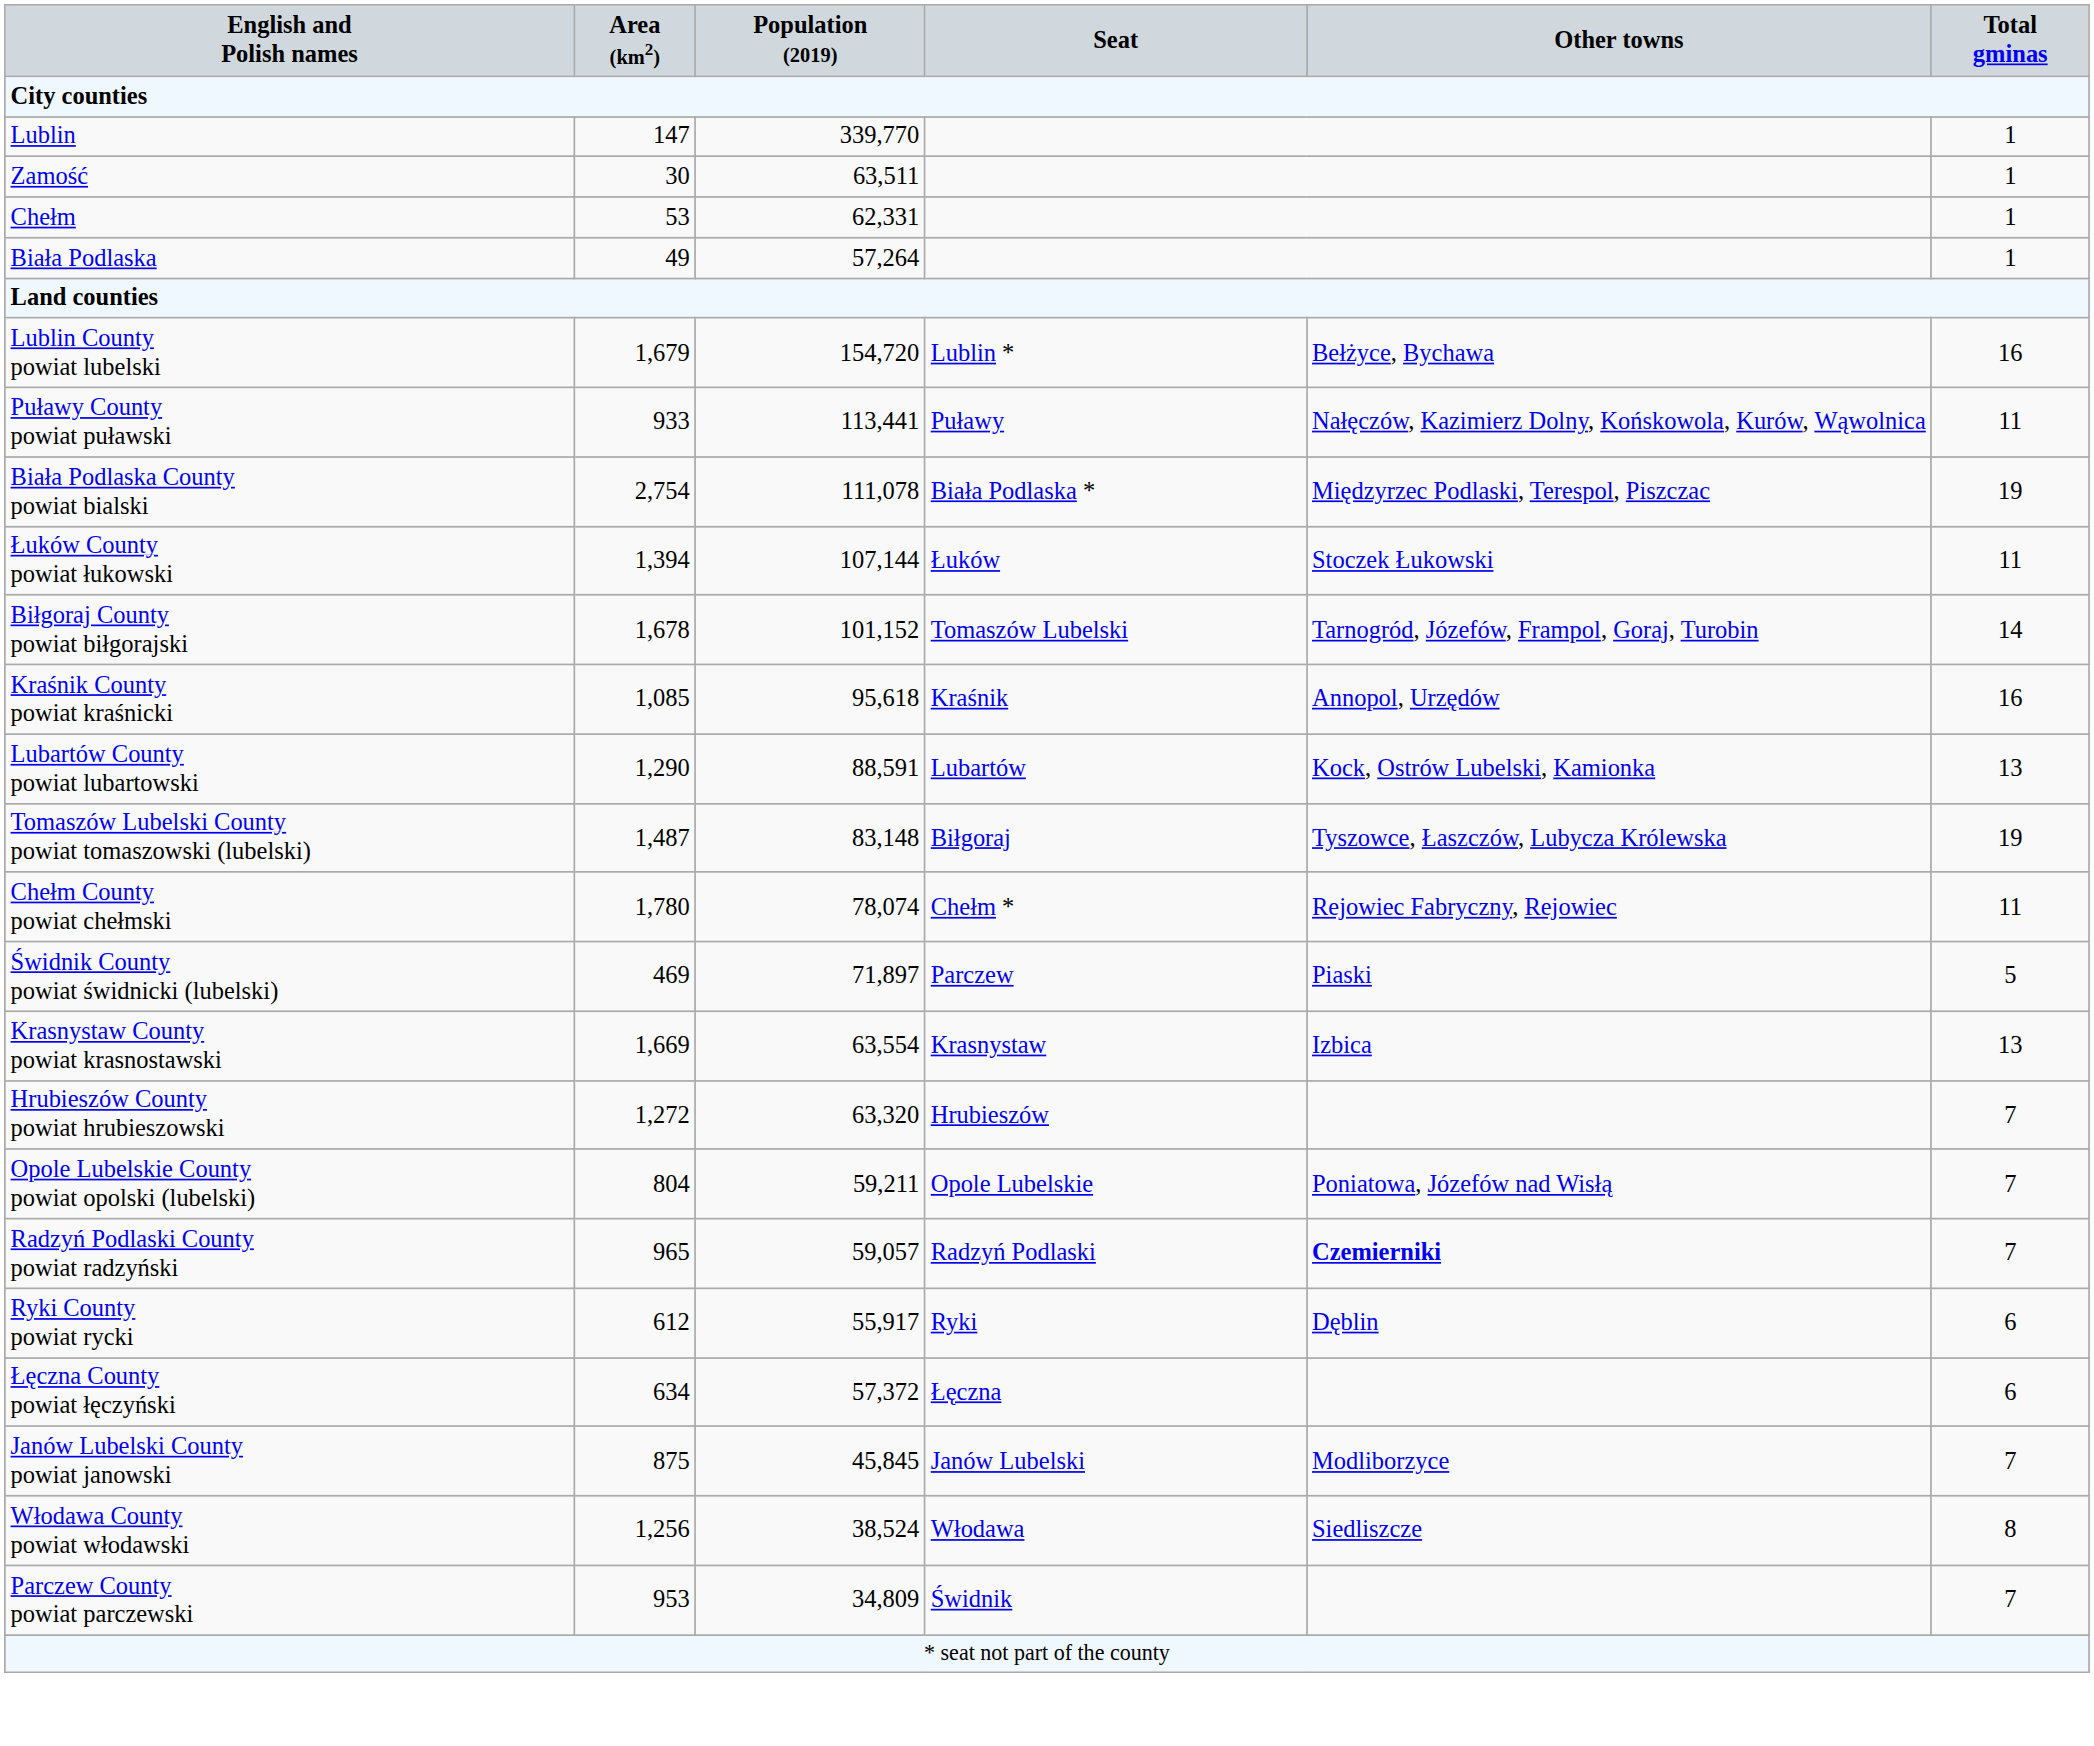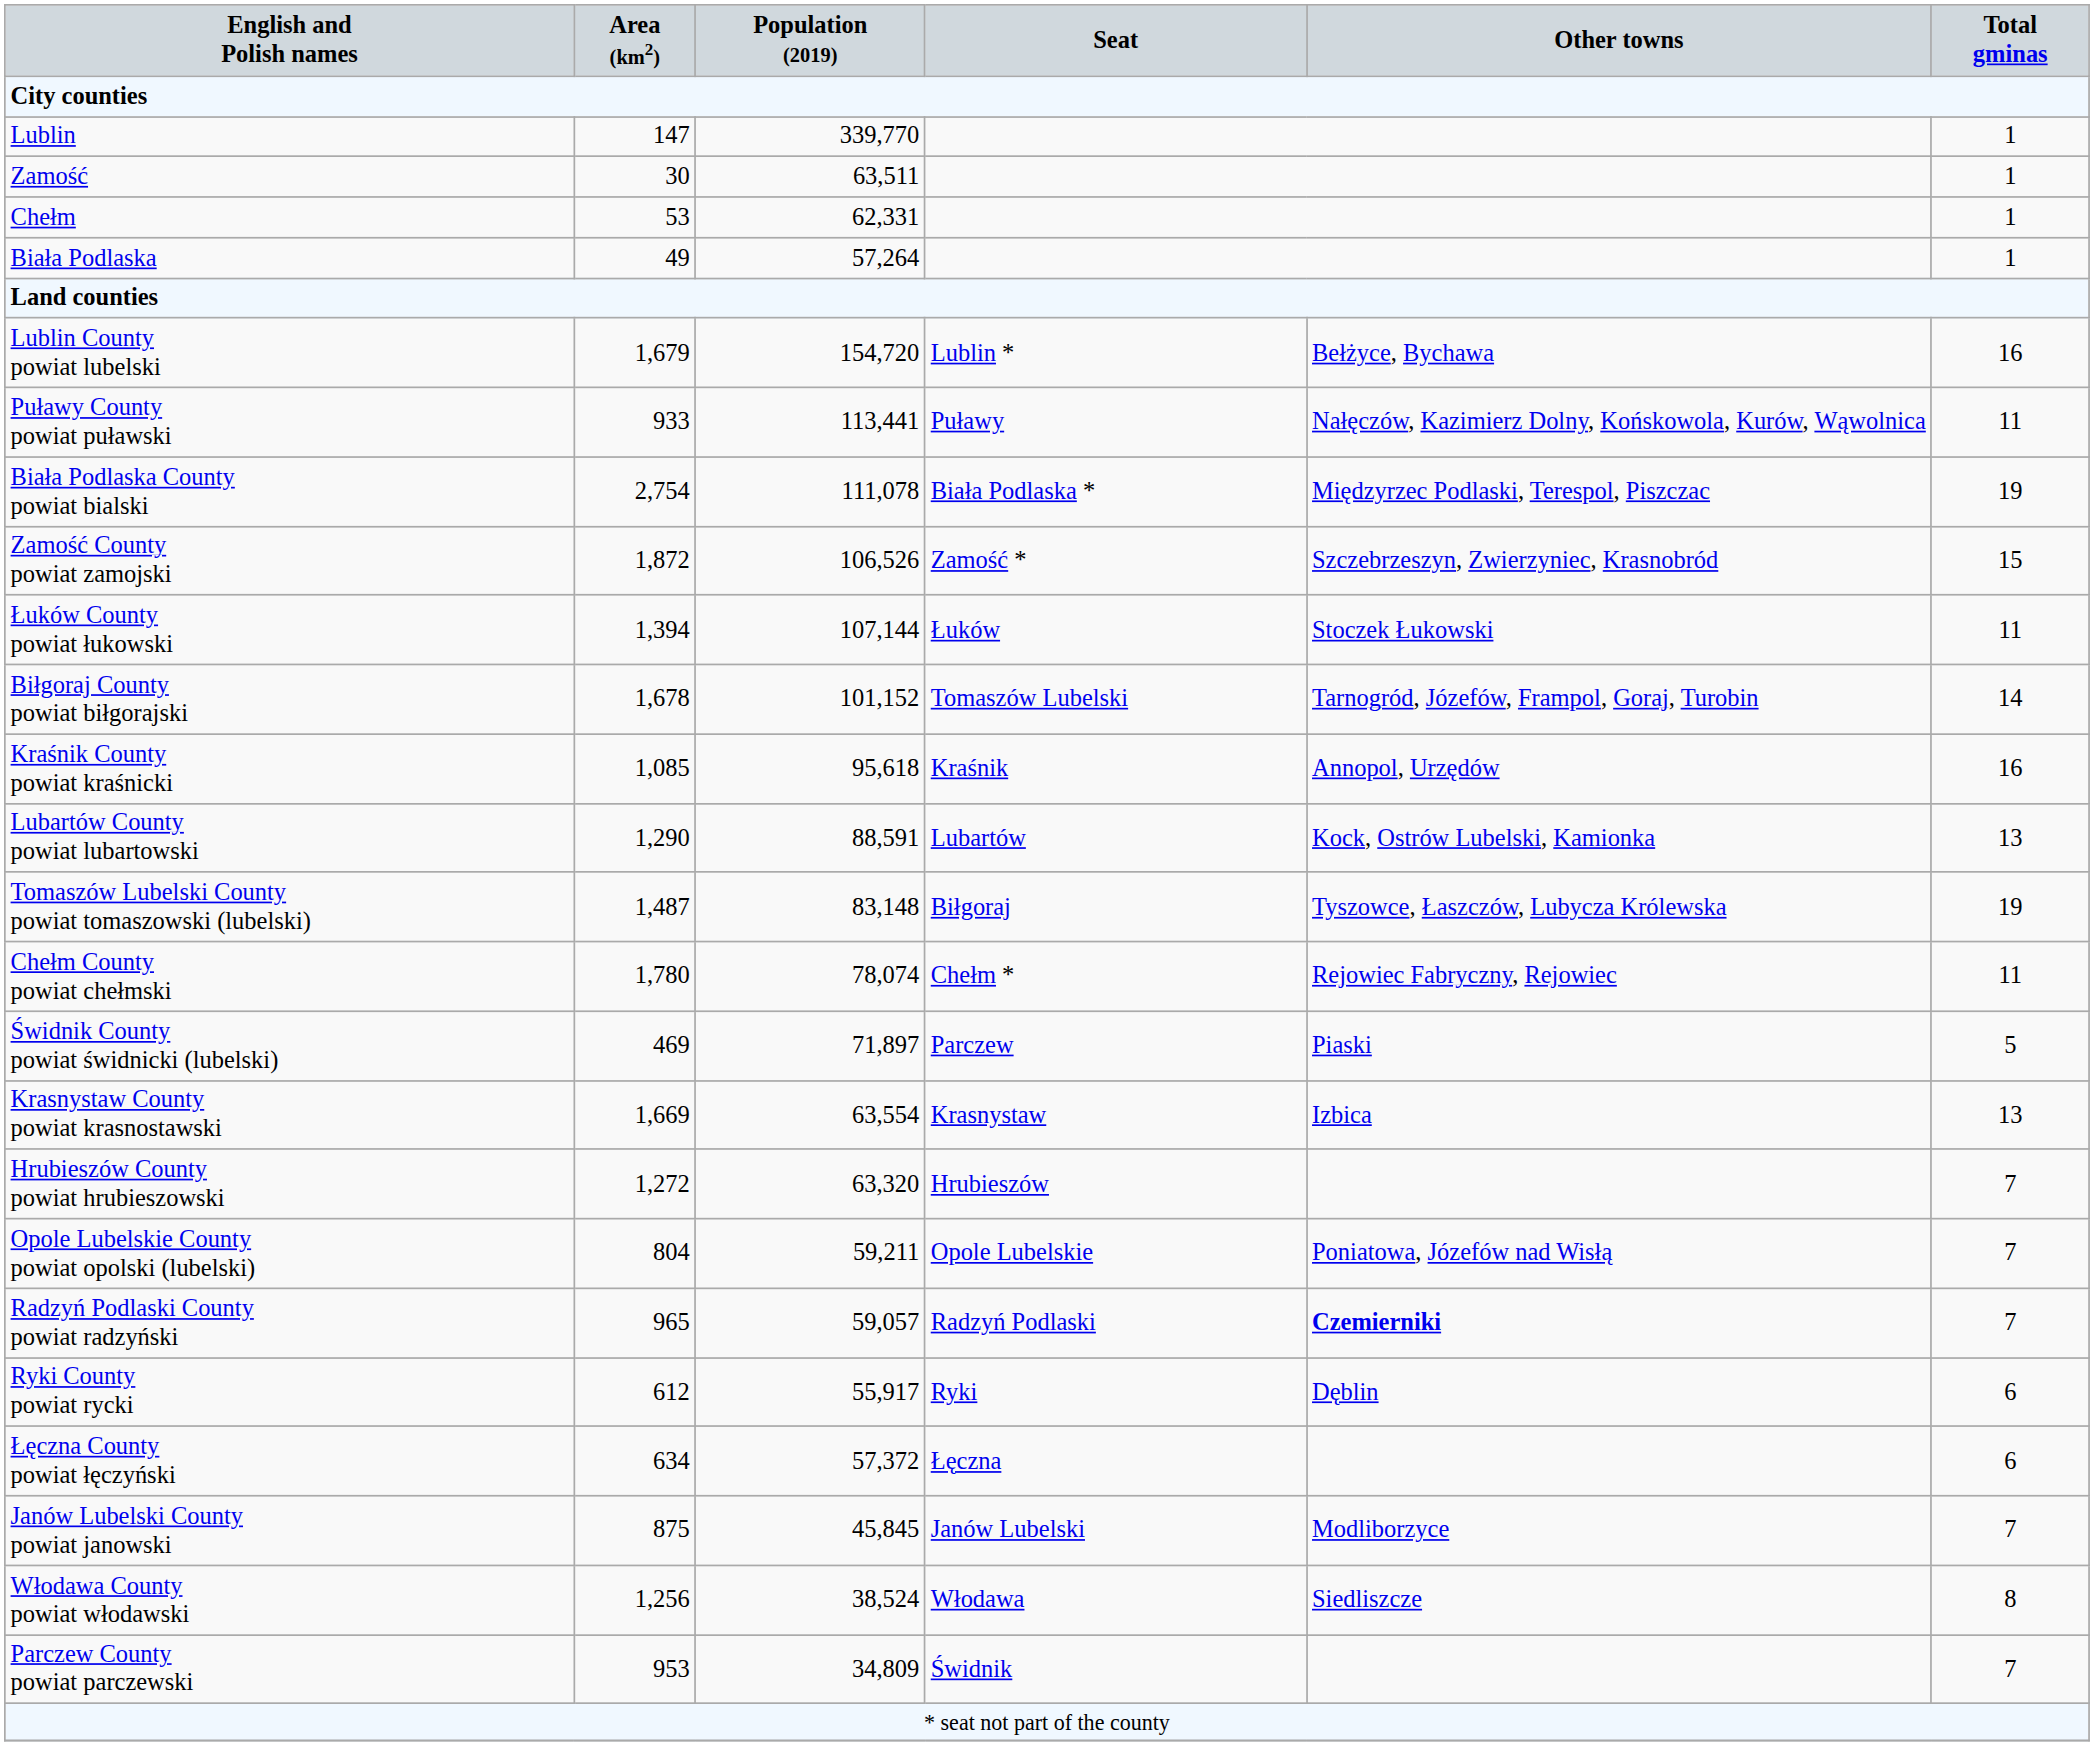+ row: (91, 560)
